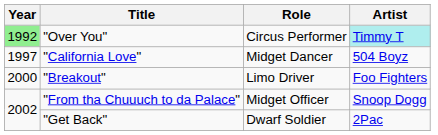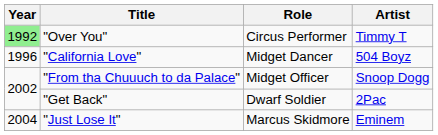(378, 36) paleturquoise background -> (381, 36) no background
(22, 57) 1997 -> (22, 57) 1996
- row: (74, 78)
+ row: (82, 120)
